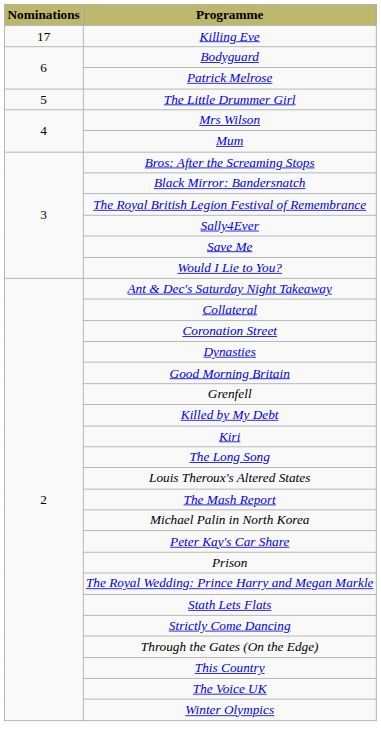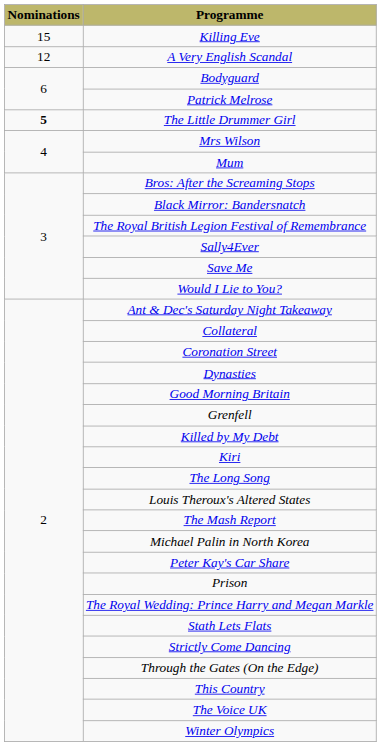(44, 36) 17 -> (44, 36) 15
+ row: (230, 57)
(44, 99) normal -> (44, 120) bold
